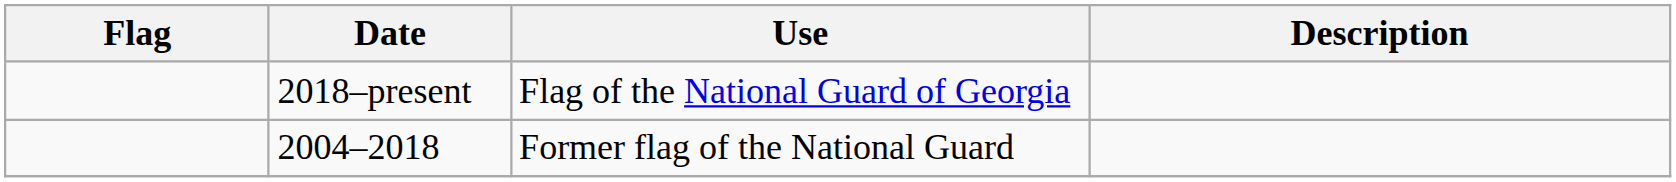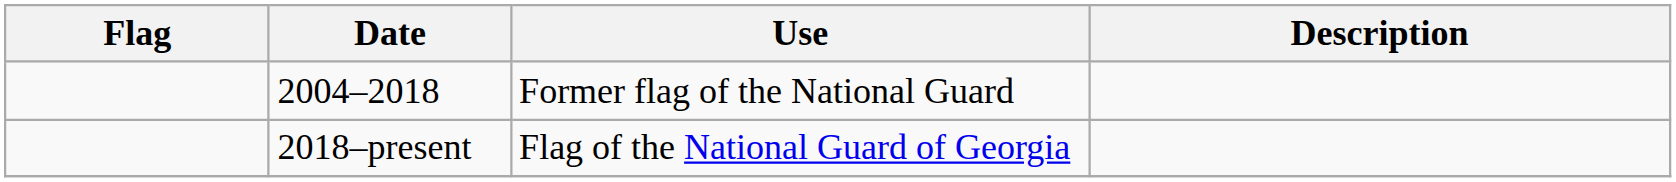rows swapped: (374, 90) <-> (359, 147)
